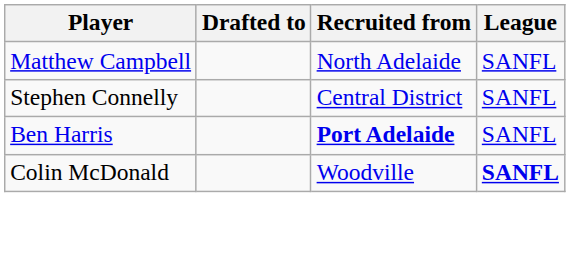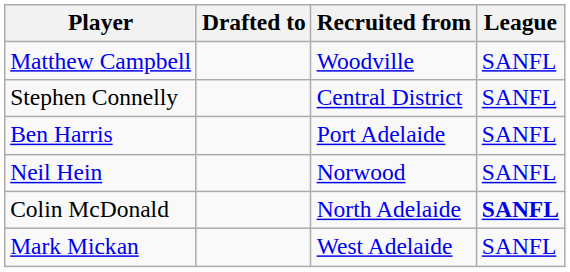(389, 60) North Adelaide -> (365, 60) Woodville
(386, 135) bold -> (381, 135) normal
+ row: (56, 172)
(365, 172) Woodville -> (389, 209) North Adelaide
+ row: (74, 246)
